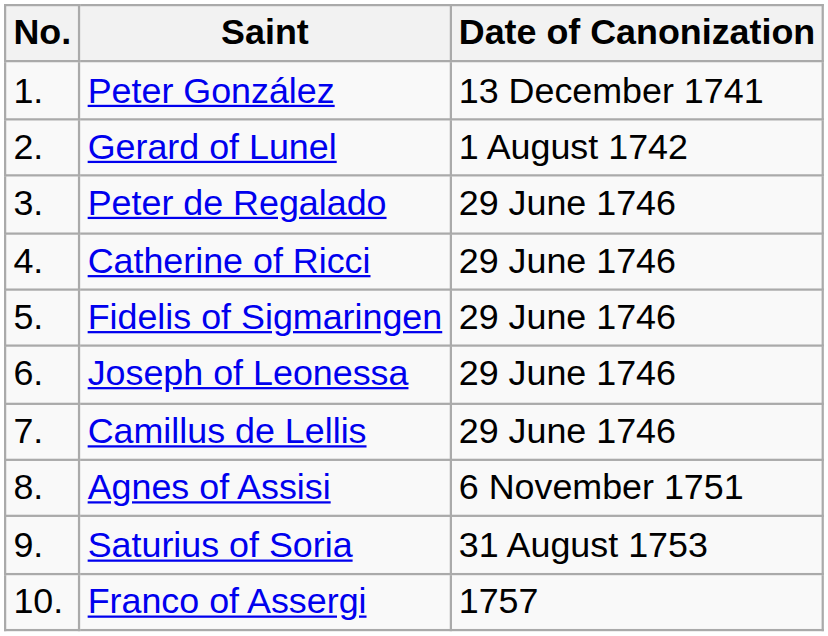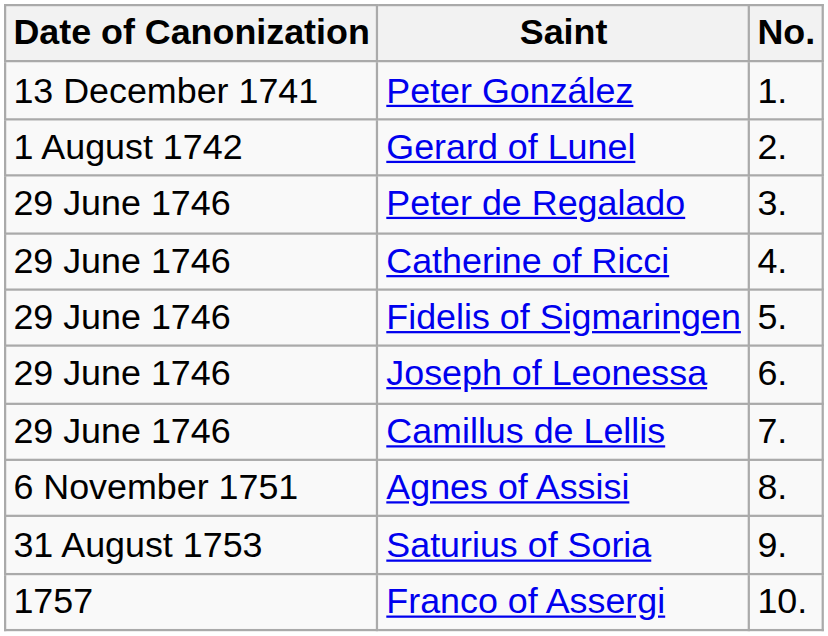columns swapped: (42, 32) <-> (637, 32)
